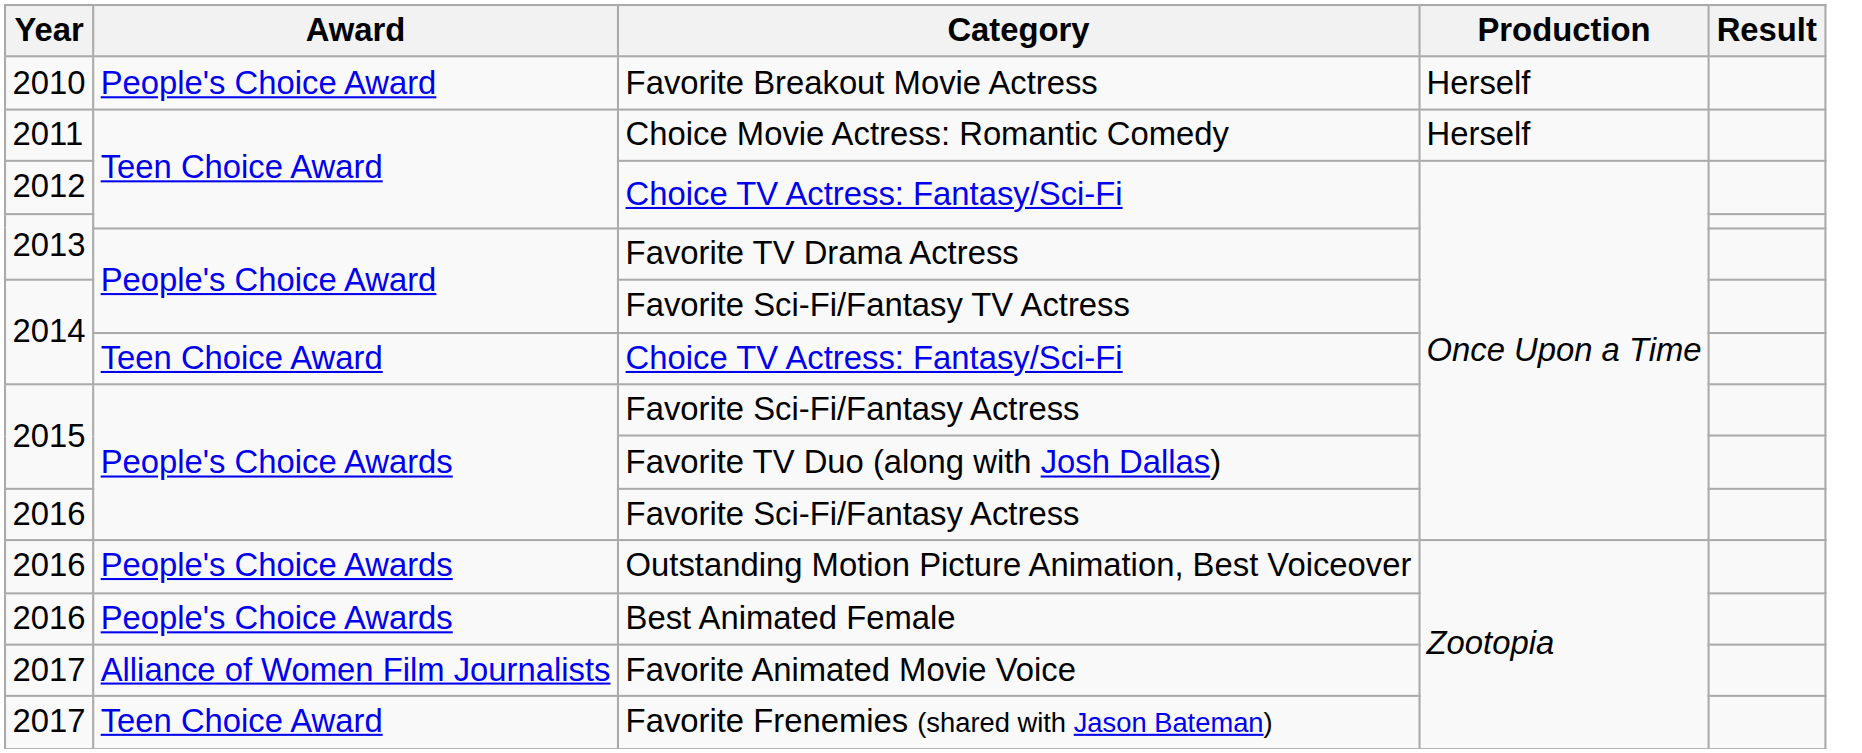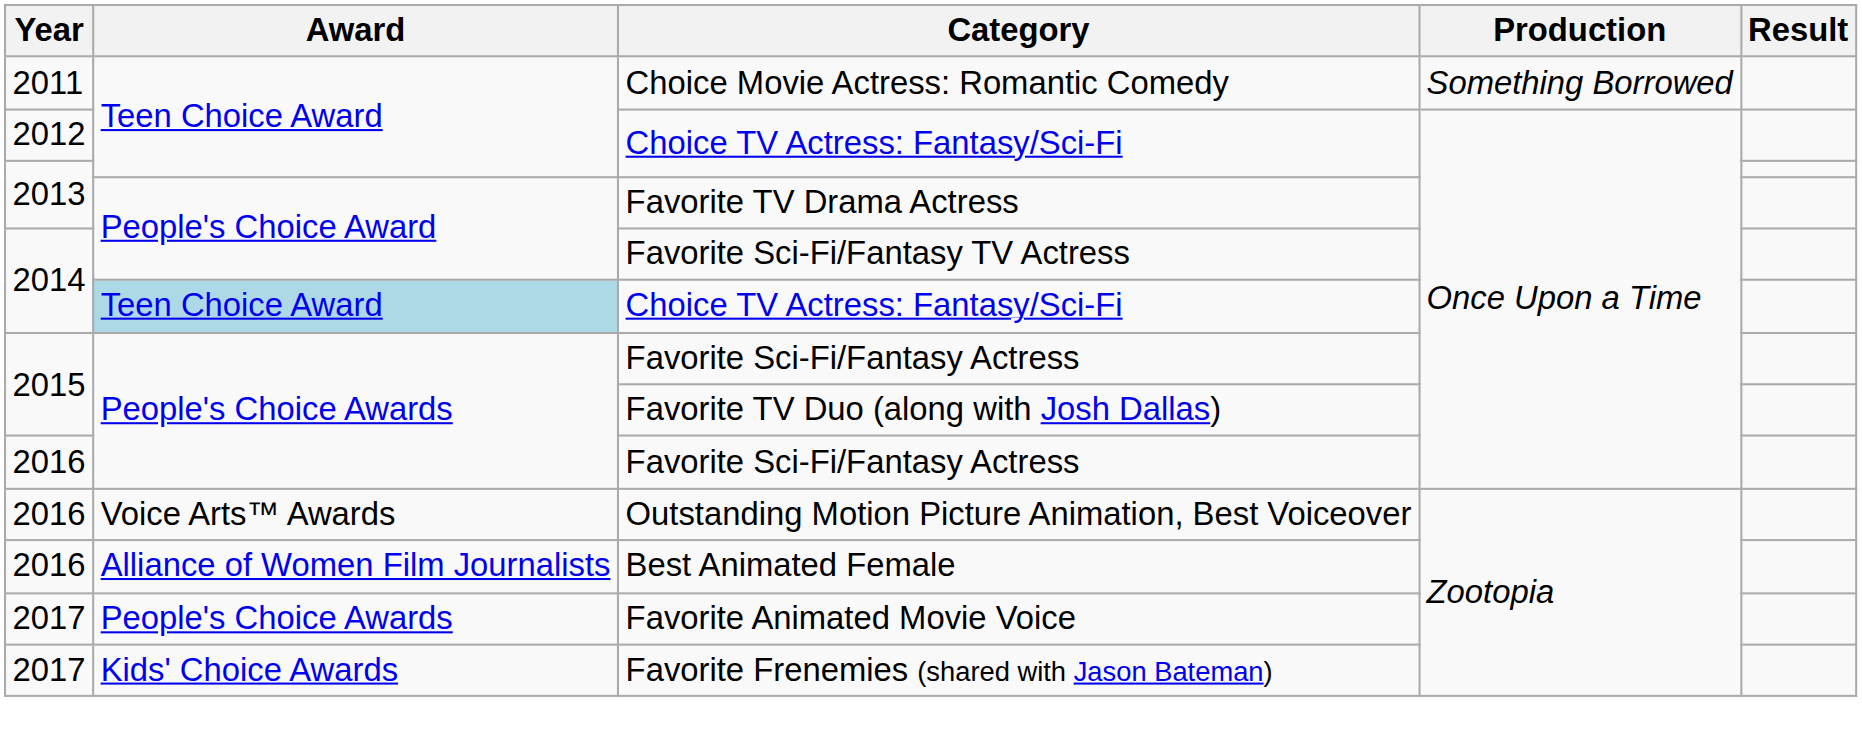- row: (49, 82)
(1478, 134) Herself -> (1580, 82) Something Borrowed
(242, 357) no background -> (242, 305) lightblue background
(277, 565) People's Choice Awards -> (248, 513) Voice Arts™ Awards
(277, 617) People's Choice Awards -> (356, 565) Alliance of Women Film Journalists
(356, 669) Alliance of Women Film Journalists -> (277, 617) People's Choice Awards
(242, 721) Teen Choice Award -> (249, 669) Kids' Choice Awards
